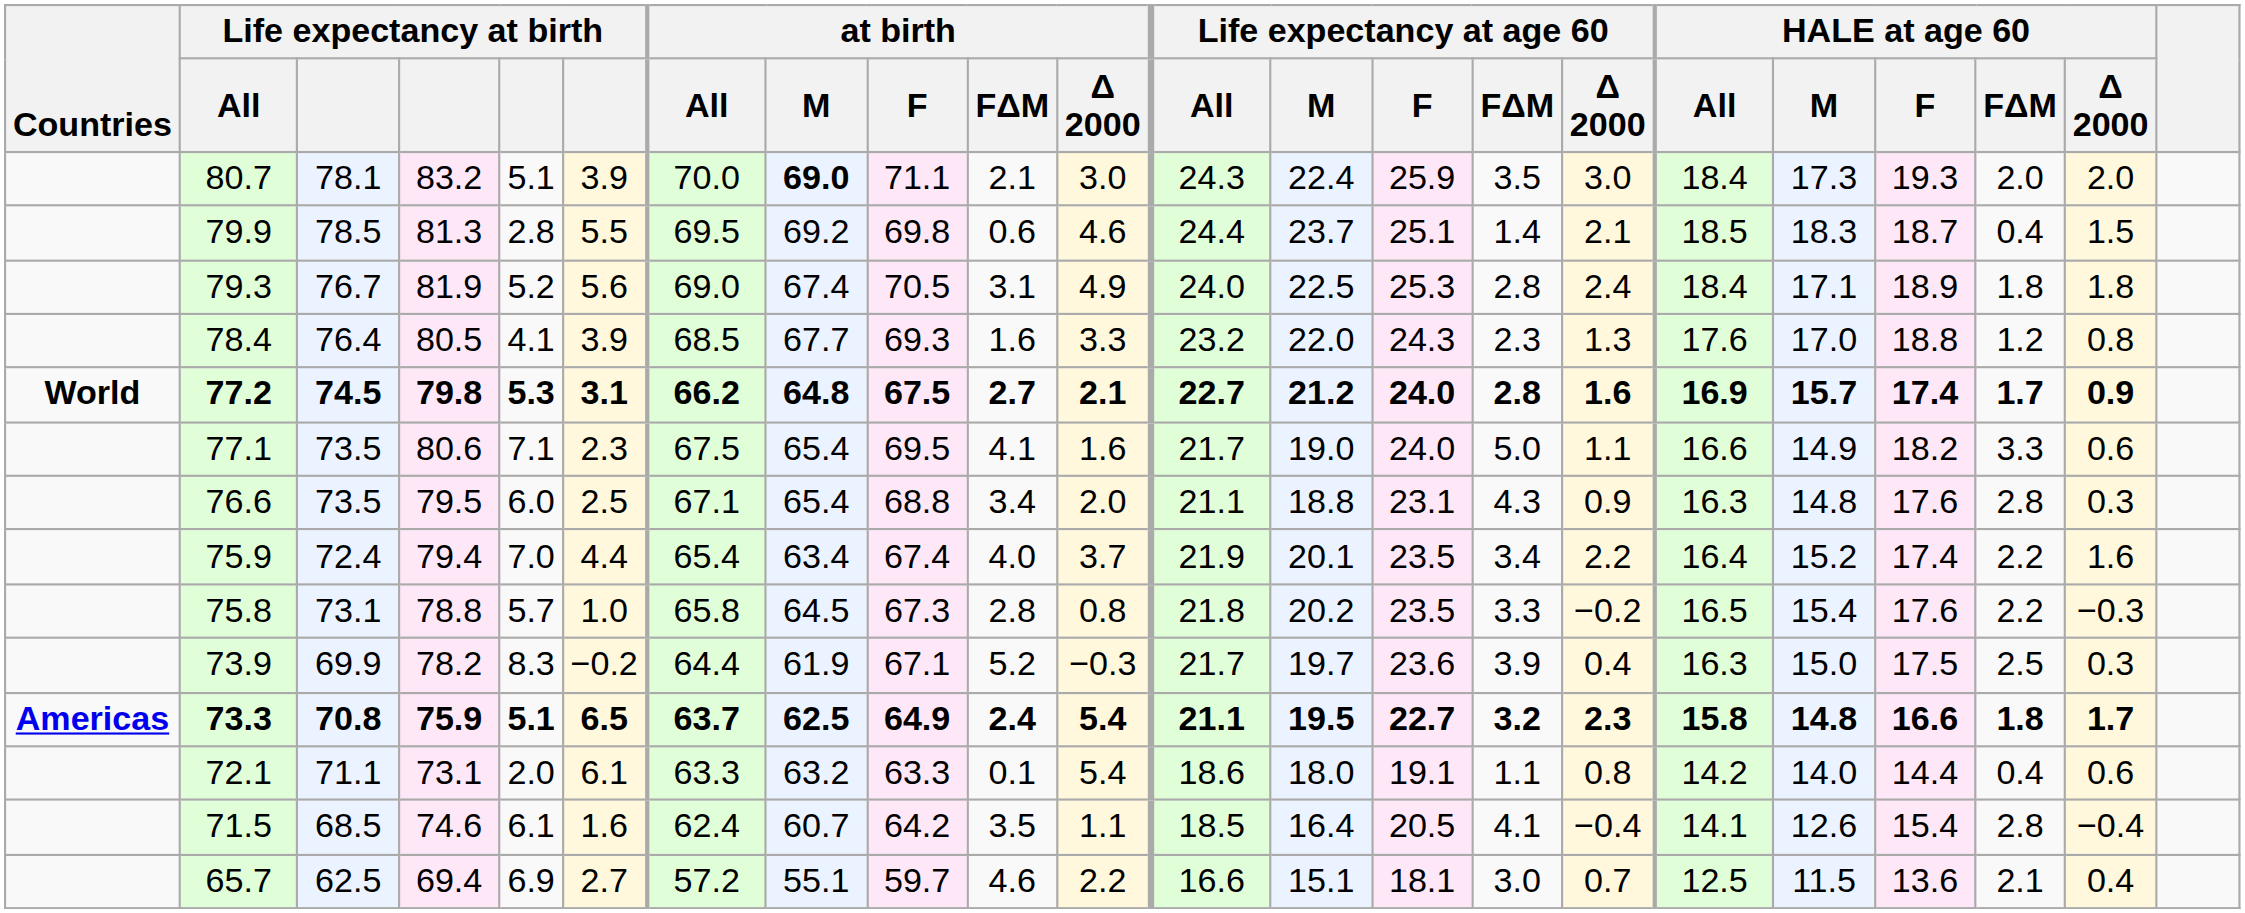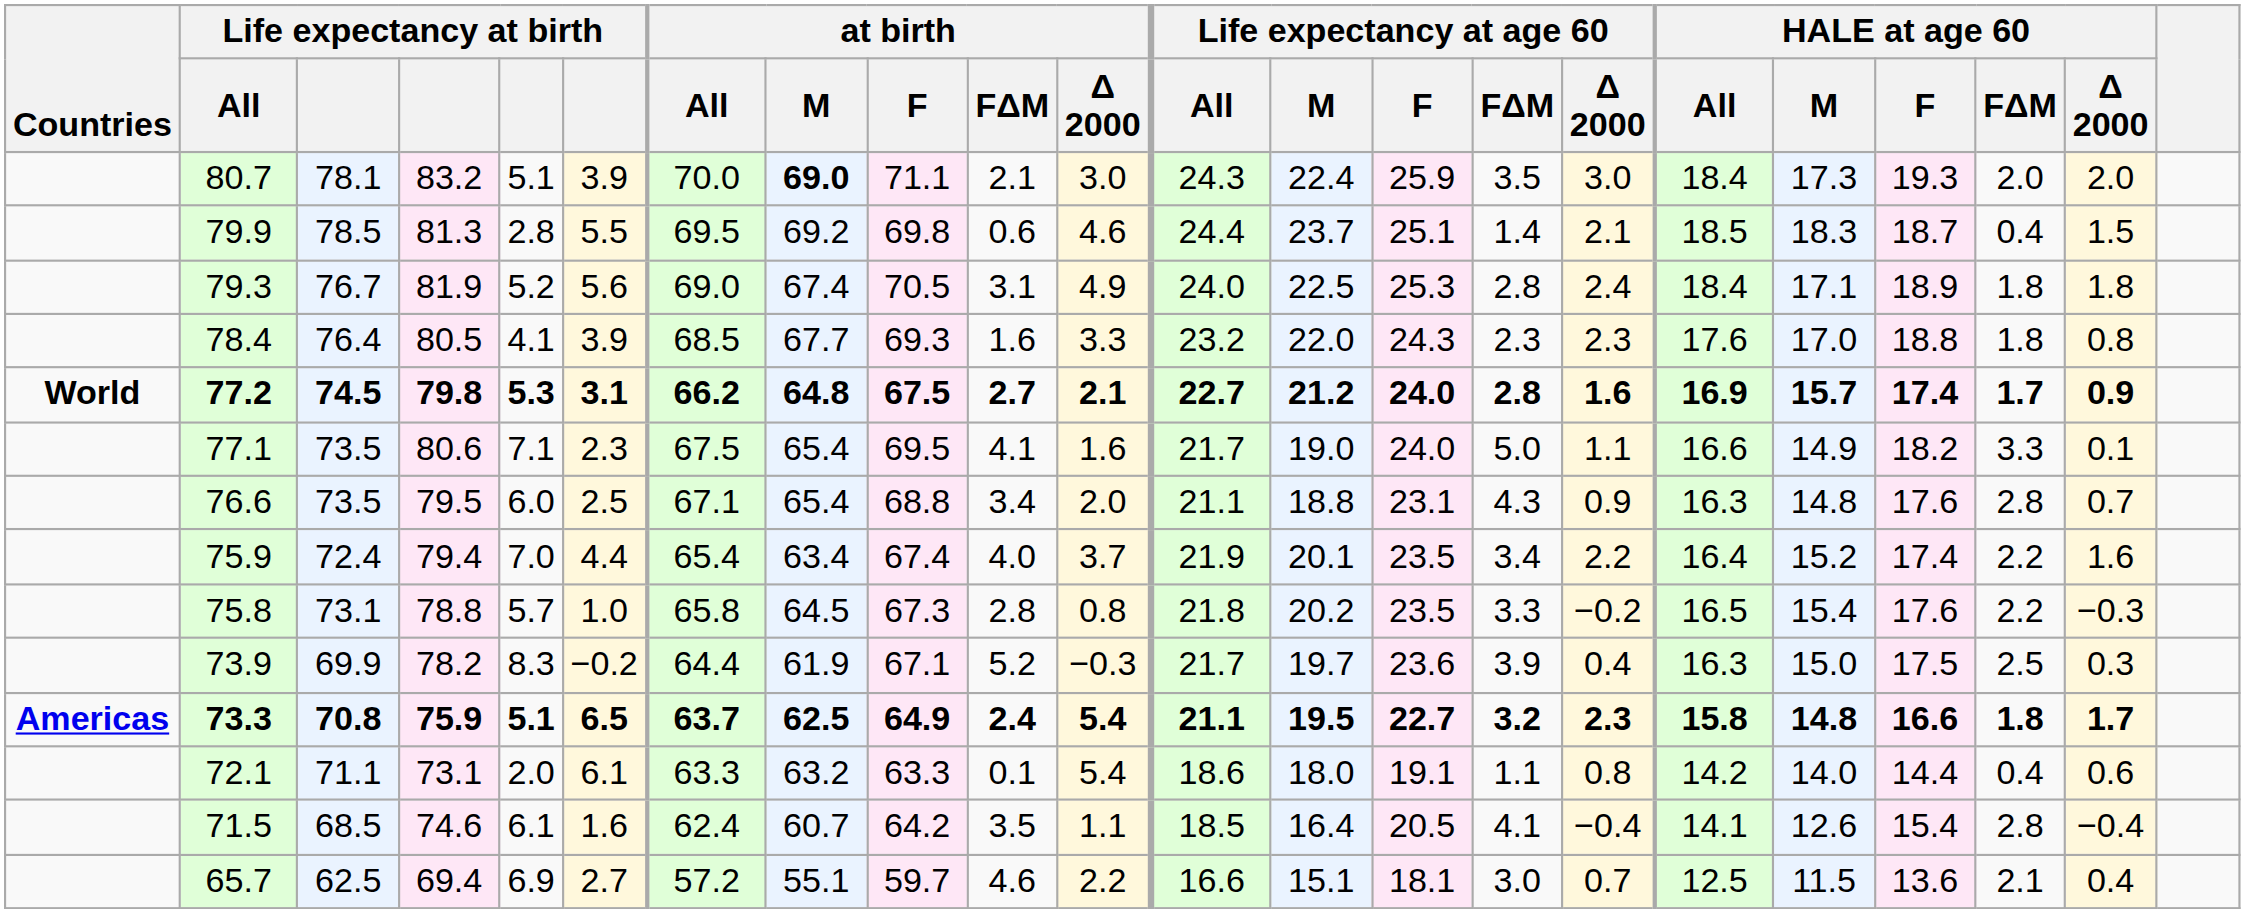(1608, 340) 1.3 -> (1608, 340) 2.3
(2020, 340) 1.2 -> (2020, 340) 1.8
(2111, 448) 0.6 -> (2111, 448) 0.1
(2111, 502) 0.3 -> (2111, 502) 0.7
